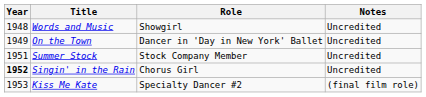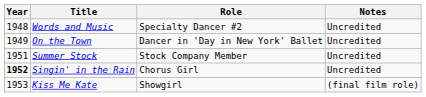(161, 26) Showgirl -> (191, 26) Specialty Dancer #2
(191, 85) Specialty Dancer #2 -> (161, 85) Showgirl
